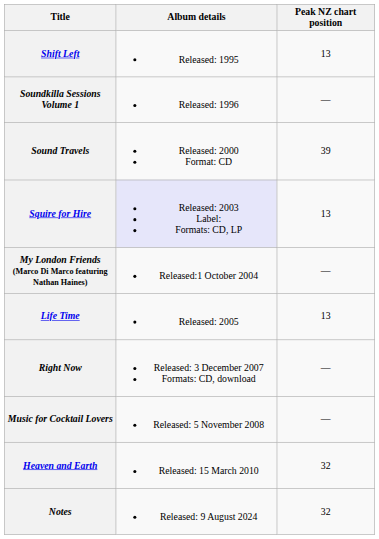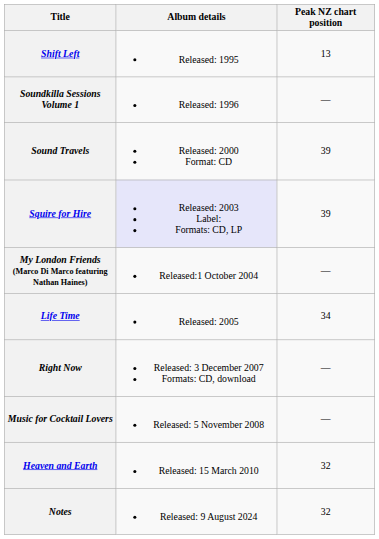(326, 213) 13 -> (326, 213) 39
(326, 316) 13 -> (326, 316) 34
